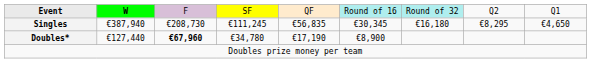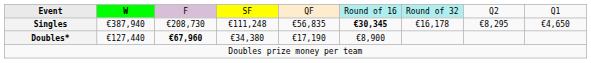(247, 24) €111,245 -> (247, 24) €111,248
(371, 24) normal -> (371, 24) bold
(432, 24) €16,180 -> (432, 24) €16,178
(247, 37) €34,780 -> (247, 37) €34,380
